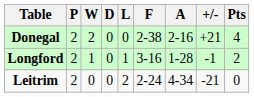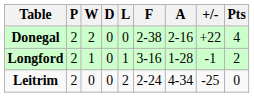(210, 37) +21 -> (210, 37) +22
(210, 80) -21 -> (210, 80) -25
